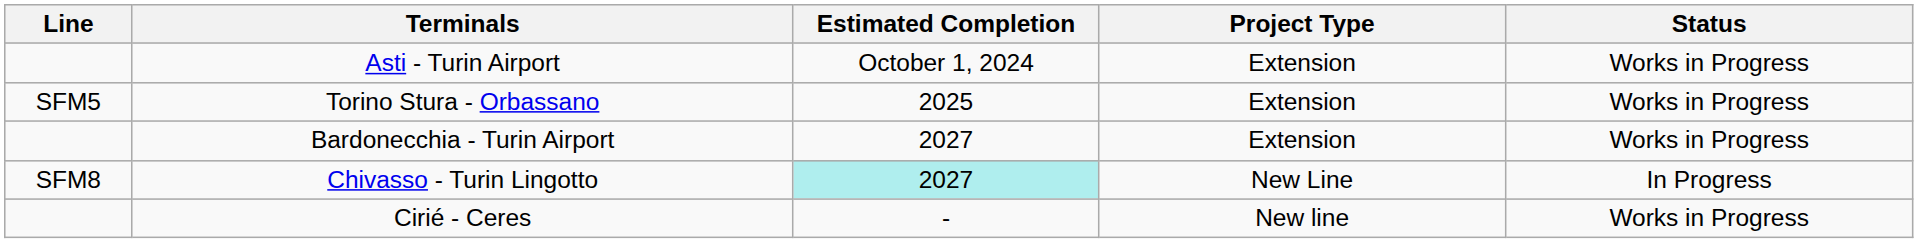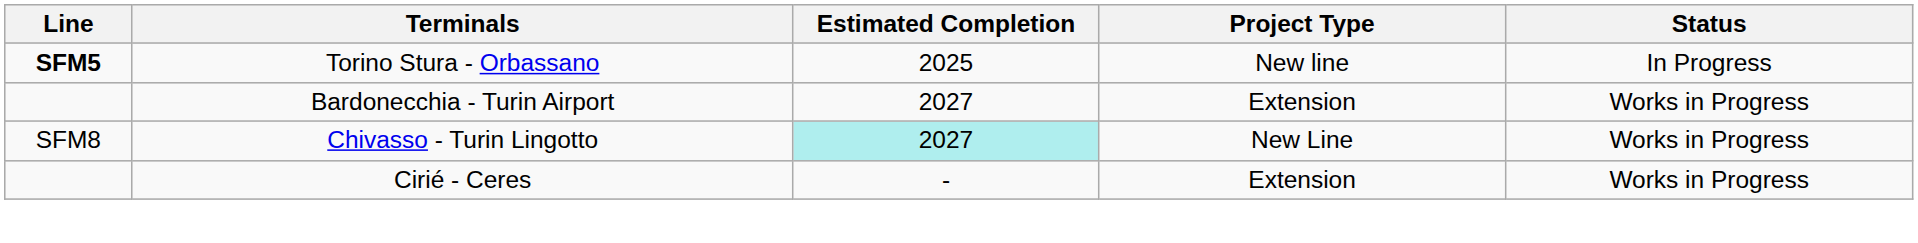- row: (463, 62)
(68, 101) normal -> (68, 62) bold
(1302, 101) Extension -> (1302, 62) New line
(1709, 101) Works in Progress -> (1709, 62) In Progress
(1709, 179) In Progress -> (1709, 140) Works in Progress
(1302, 218) New line -> (1302, 179) Extension
